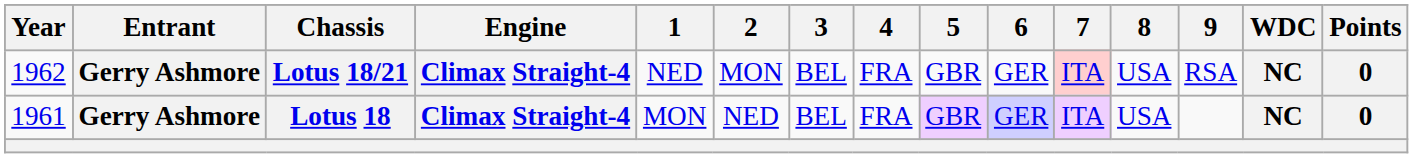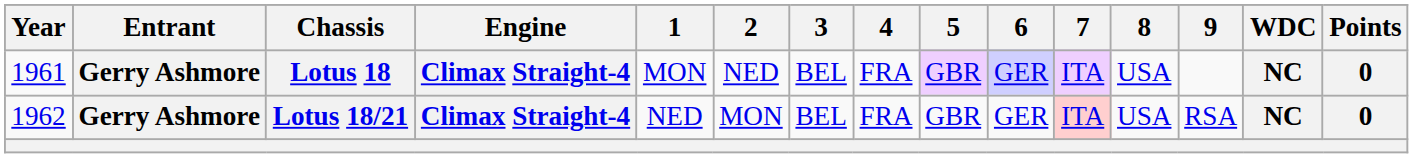rows swapped: (340, 117) <-> (340, 72)
